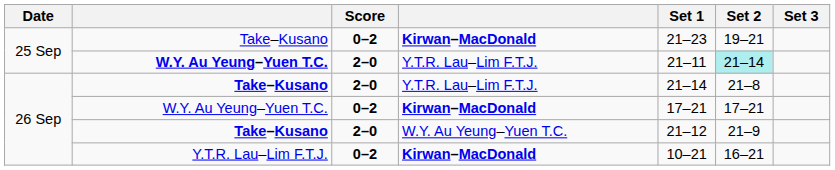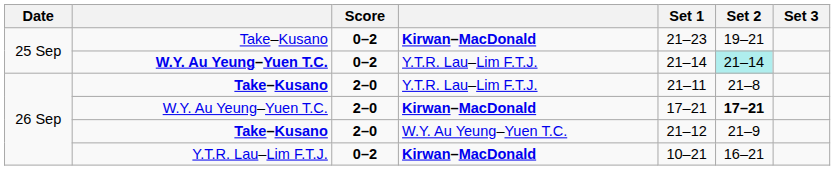(365, 62) 2–0 -> (365, 62) 0–2
(687, 62) 21–11 -> (687, 62) 21–14
(687, 85) 21–14 -> (687, 85) 21–11
(365, 108) 0–2 -> (365, 108) 2–0
(744, 108) normal -> (744, 108) bold
